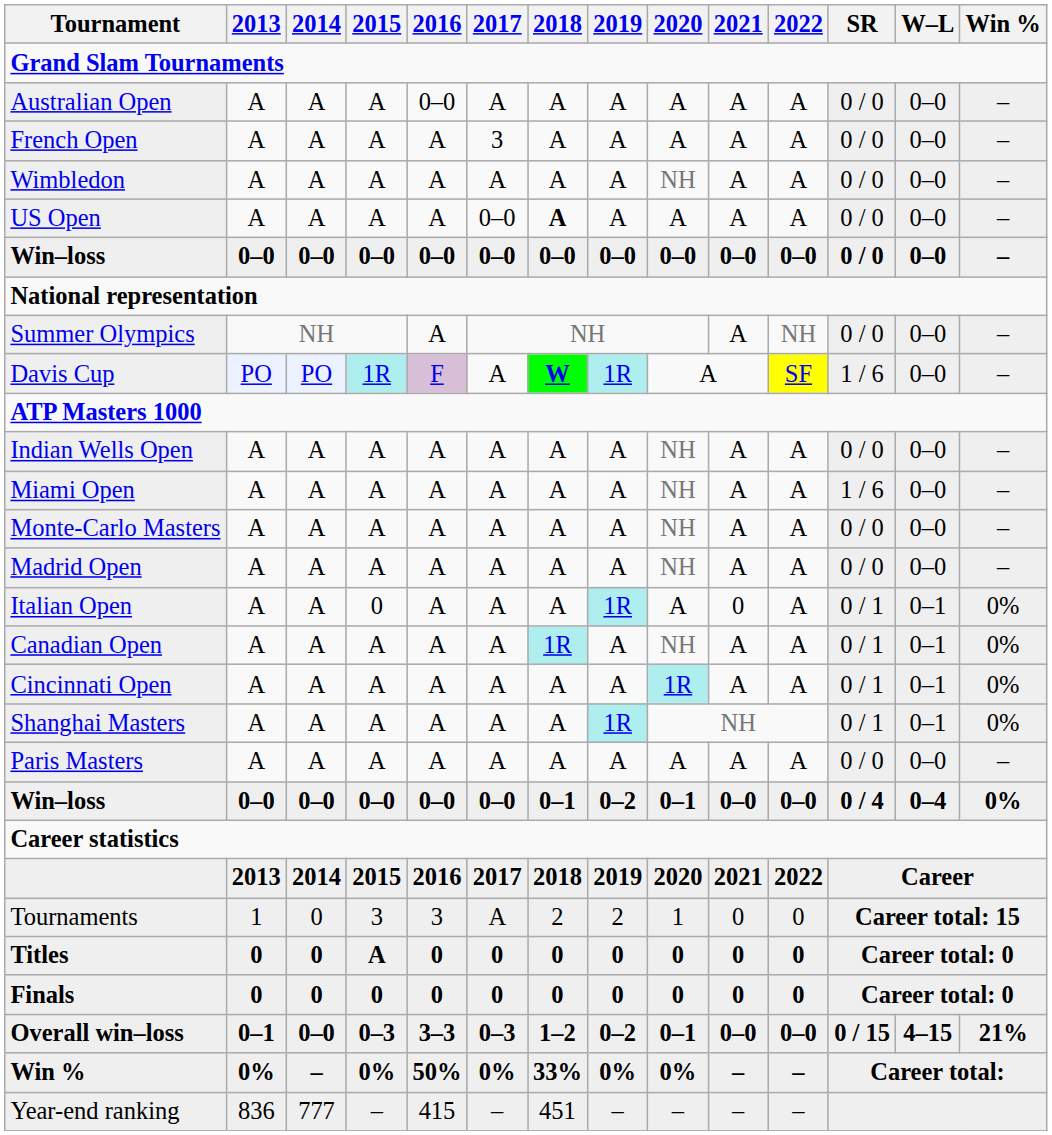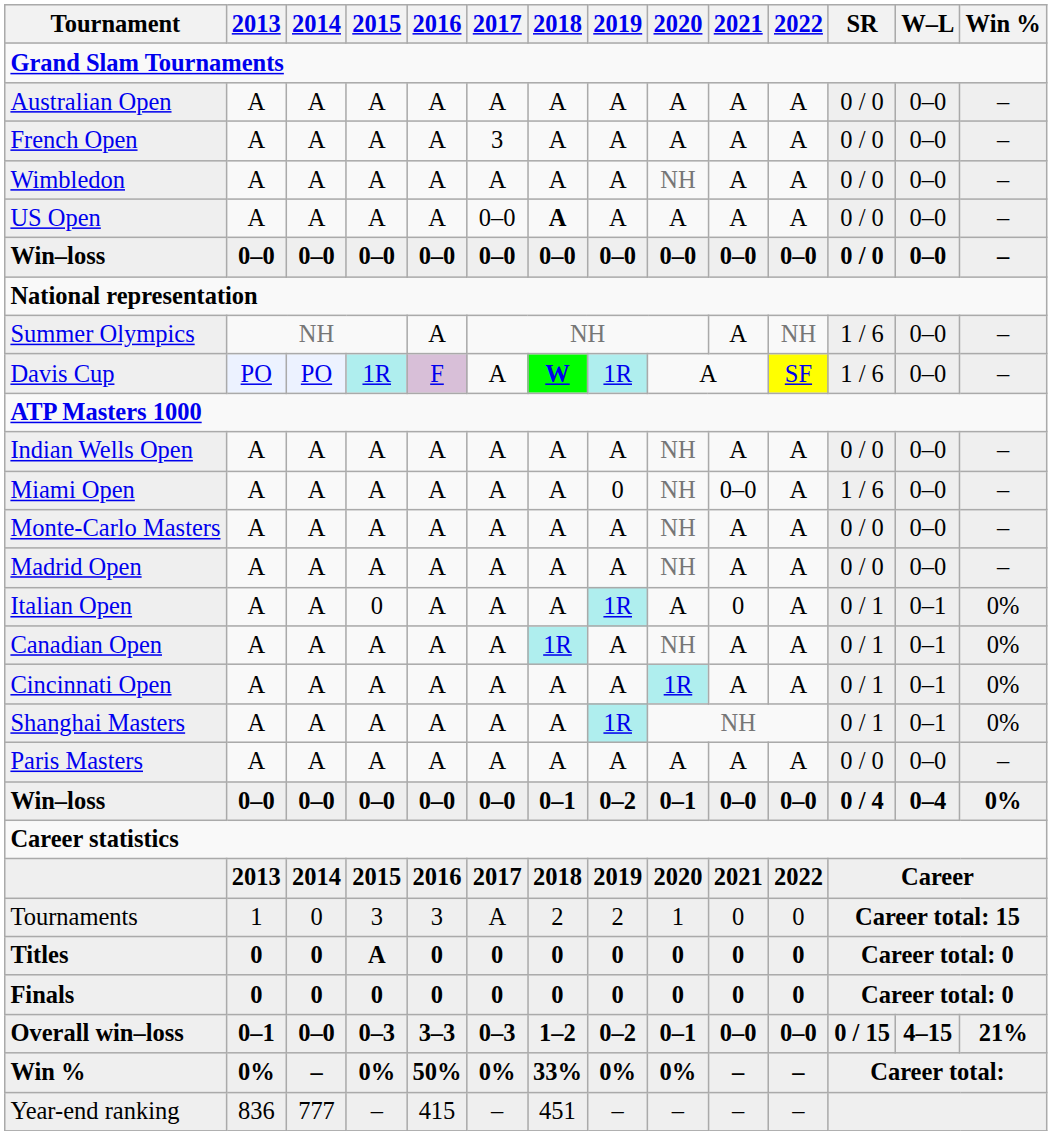(437, 101) 0–0 -> (437, 101) A
(862, 334) 0 / 0 -> (862, 334) 1 / 6
(618, 489) A -> (618, 489) 0
(738, 489) A -> (738, 489) 0–0
